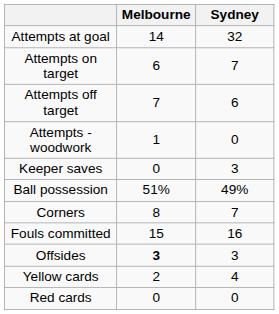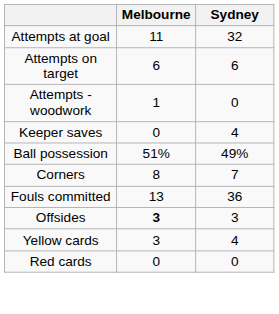(156, 36) 14 -> (156, 36) 11
(235, 66) 7 -> (235, 66) 6
- row: (61, 102)
(235, 169) 3 -> (235, 132) 4
(156, 233) 15 -> (156, 196) 13
(235, 233) 16 -> (235, 196) 36
(156, 276) 2 -> (156, 240) 3
